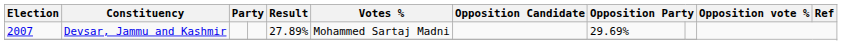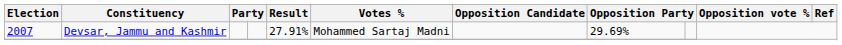(289, 31) 27.89% -> (289, 31) 27.91%
